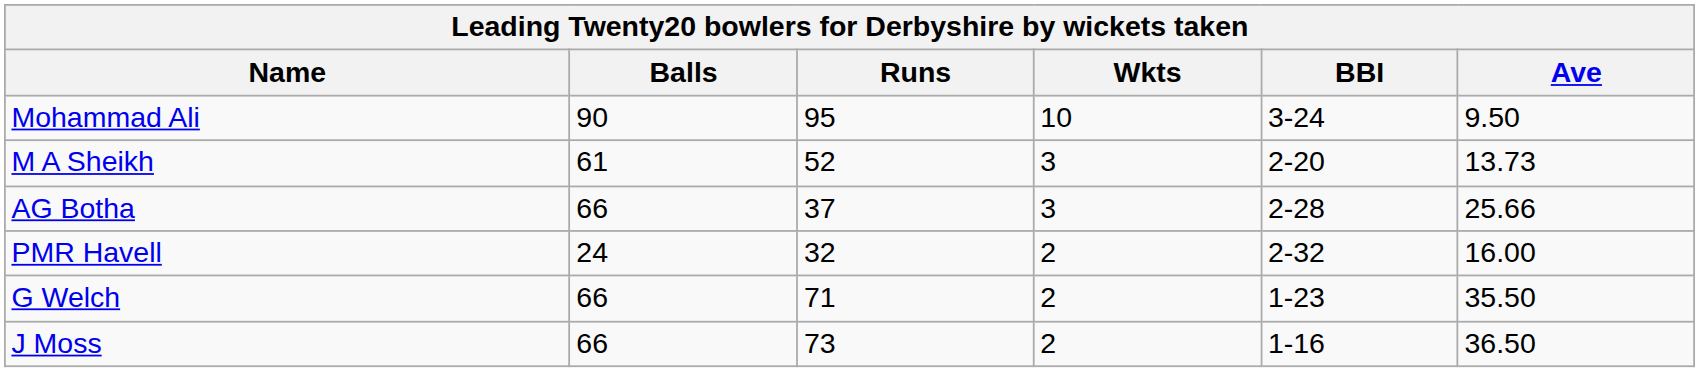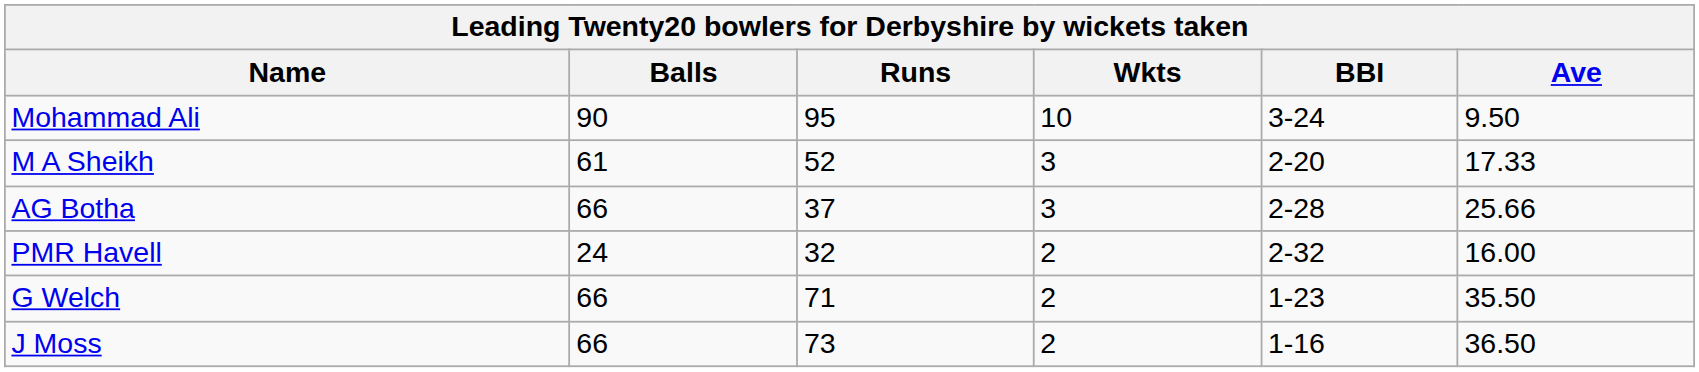(1500, 162) 13.73 -> (1500, 162) 17.33
